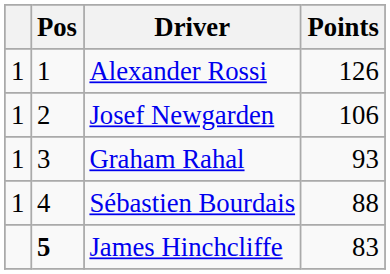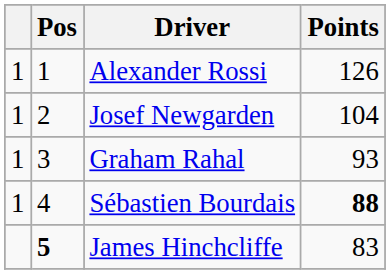(359, 114) 106 -> (359, 114) 104
(365, 203) normal -> (365, 203) bold
